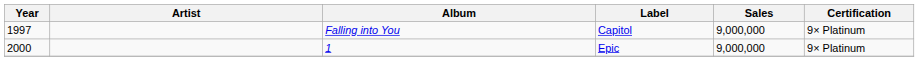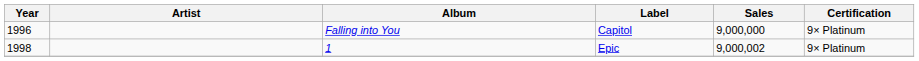(19, 31) 1997 -> (19, 31) 1996
(19, 48) 2000 -> (19, 48) 1998
(741, 48) 9,000,000 -> (741, 48) 9,000,002
